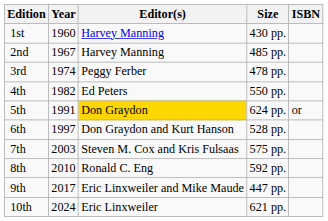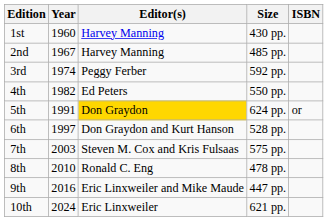(268, 71) 478 pp. -> (268, 71) 592 pp.
(268, 168) 592 pp. -> (268, 168) 478 pp.
(63, 187) 2017 -> (63, 187) 2016
